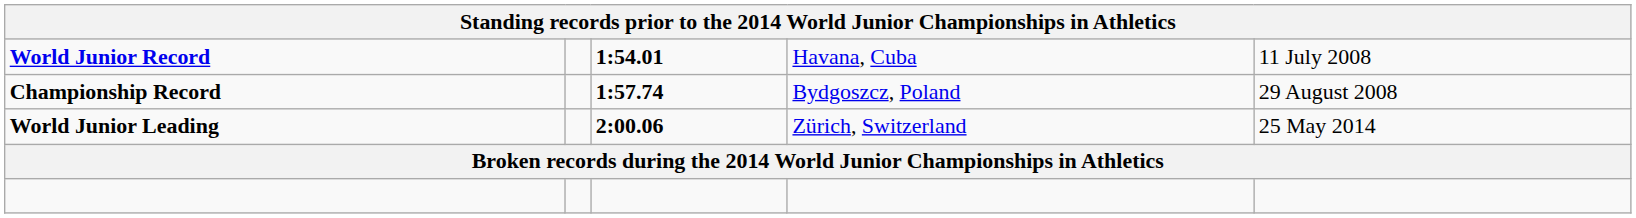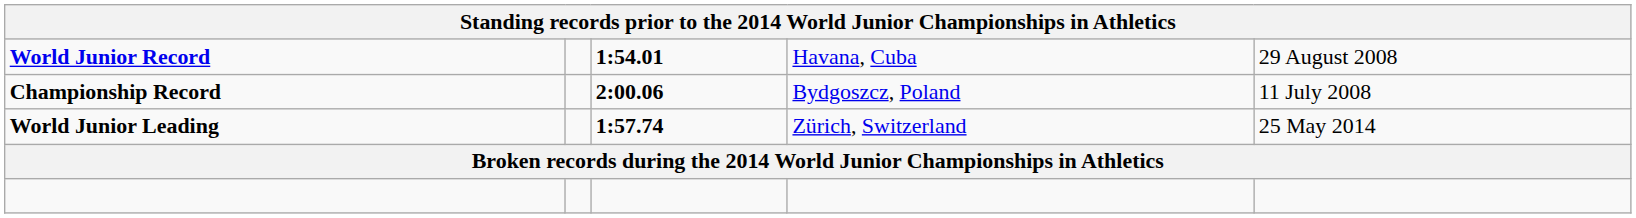(1315, 56) 11 July 2008 -> (1328, 56) 29 August 2008
(630, 91) 1:57.74 -> (630, 91) 2:00.06
(1328, 91) 29 August 2008 -> (1315, 91) 11 July 2008
(630, 126) 2:00.06 -> (630, 126) 1:57.74
